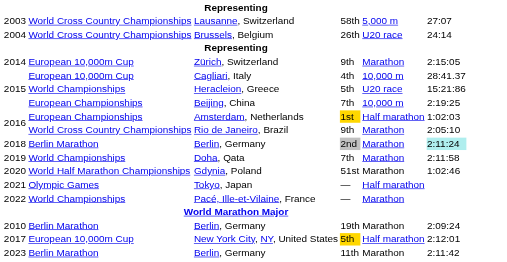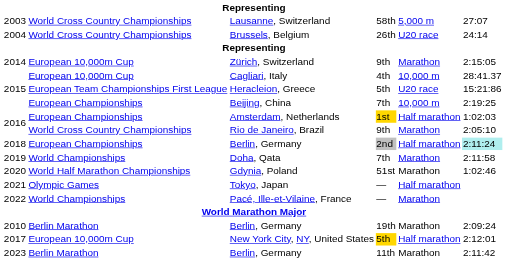(77, 89) World Championships -> (128, 89) European Team Championships First League
(63, 144) Berlin Marathon -> (85, 144) European Championships
(383, 144) Marathon -> (429, 144) Half marathon
